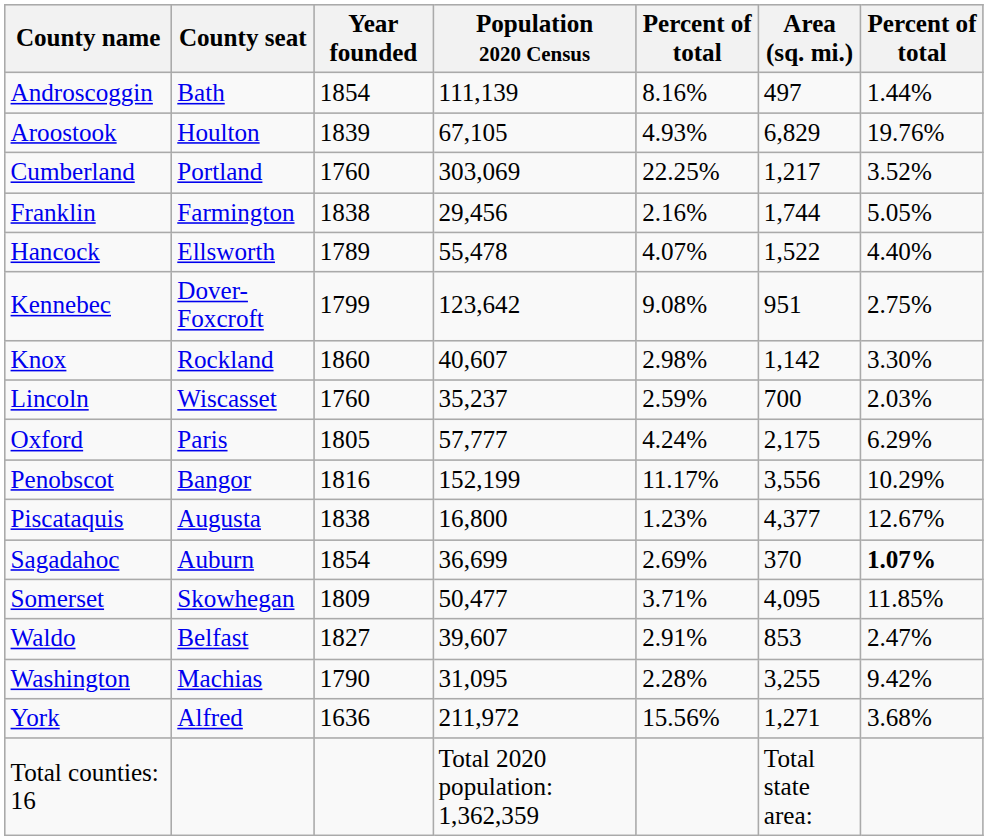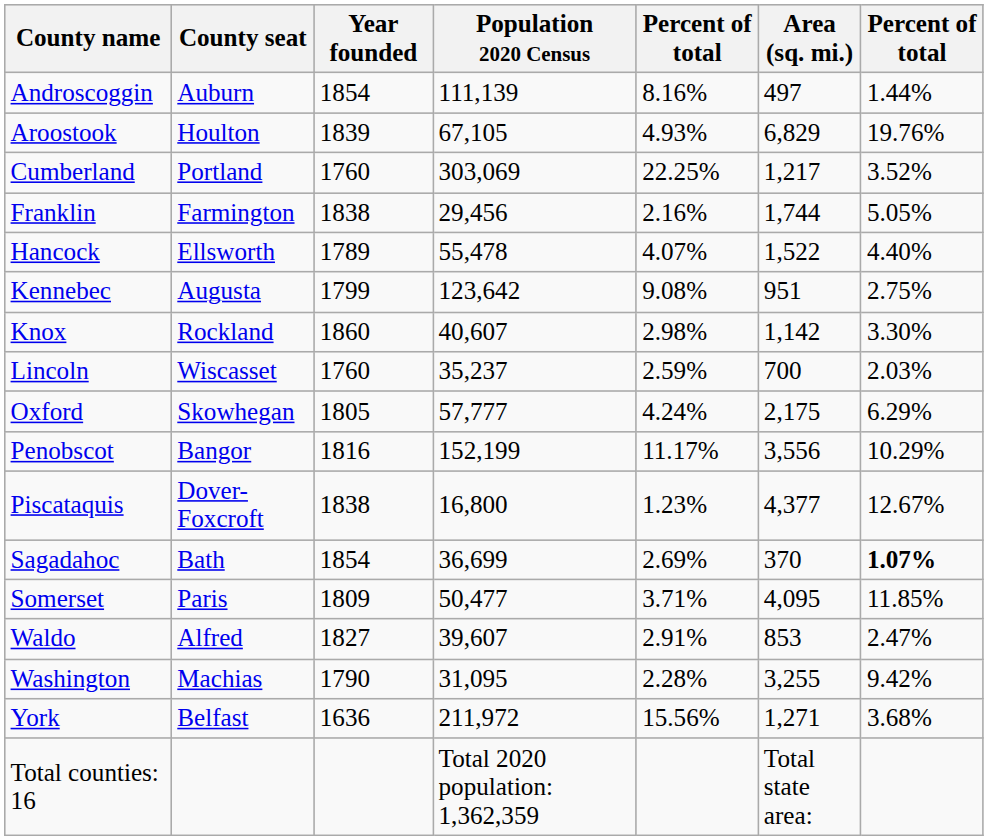(201, 92) Bath -> (216, 92) Auburn
(221, 305) Dover-Foxcroft -> (219, 291) Augusta
(202, 439) Paris -> (236, 411) Skowhegan
(219, 519) Augusta -> (221, 505) Dover-Foxcroft
(216, 559) Auburn -> (201, 559) Bath
(236, 598) Skowhegan -> (202, 598) Paris
(213, 638) Belfast -> (210, 638) Alfred
(210, 718) Alfred -> (213, 718) Belfast
